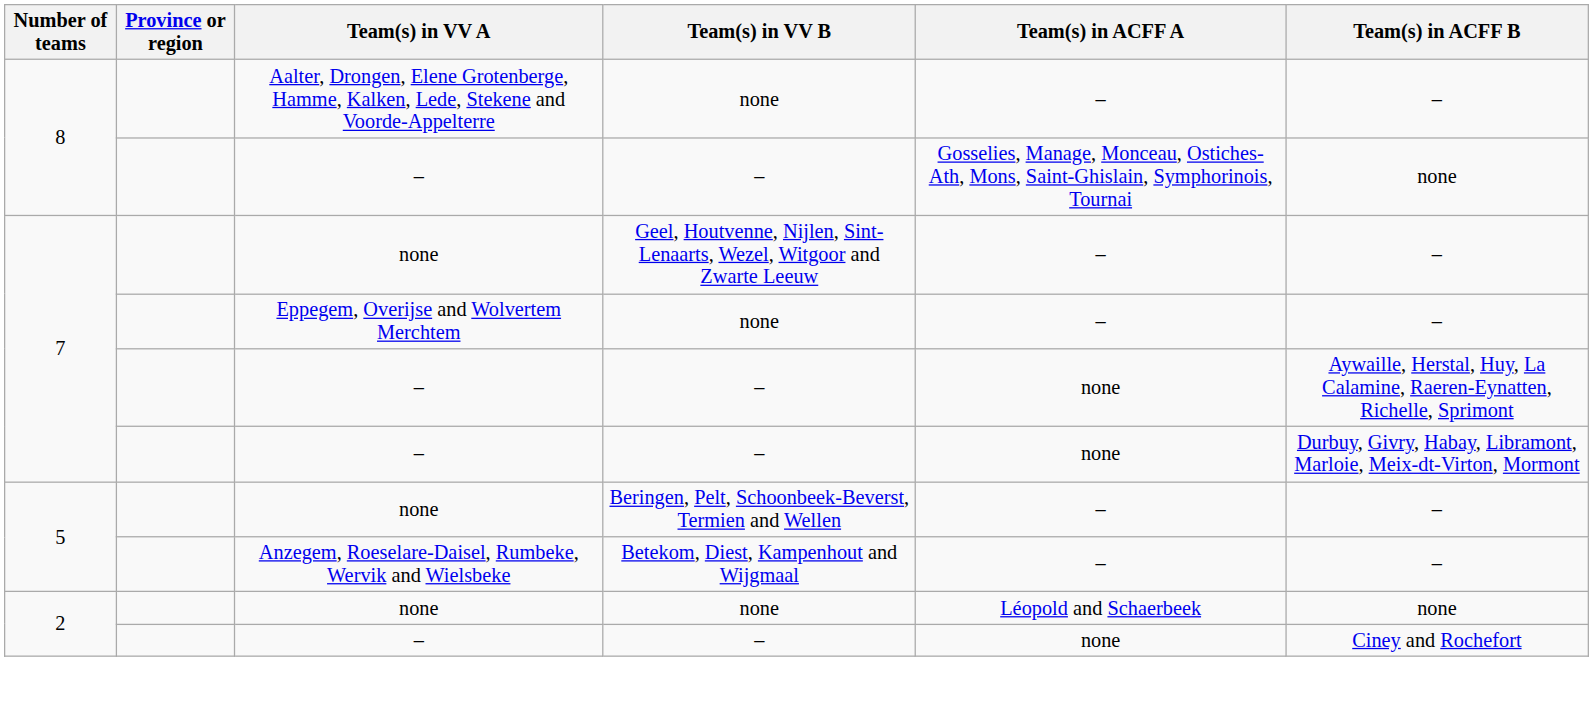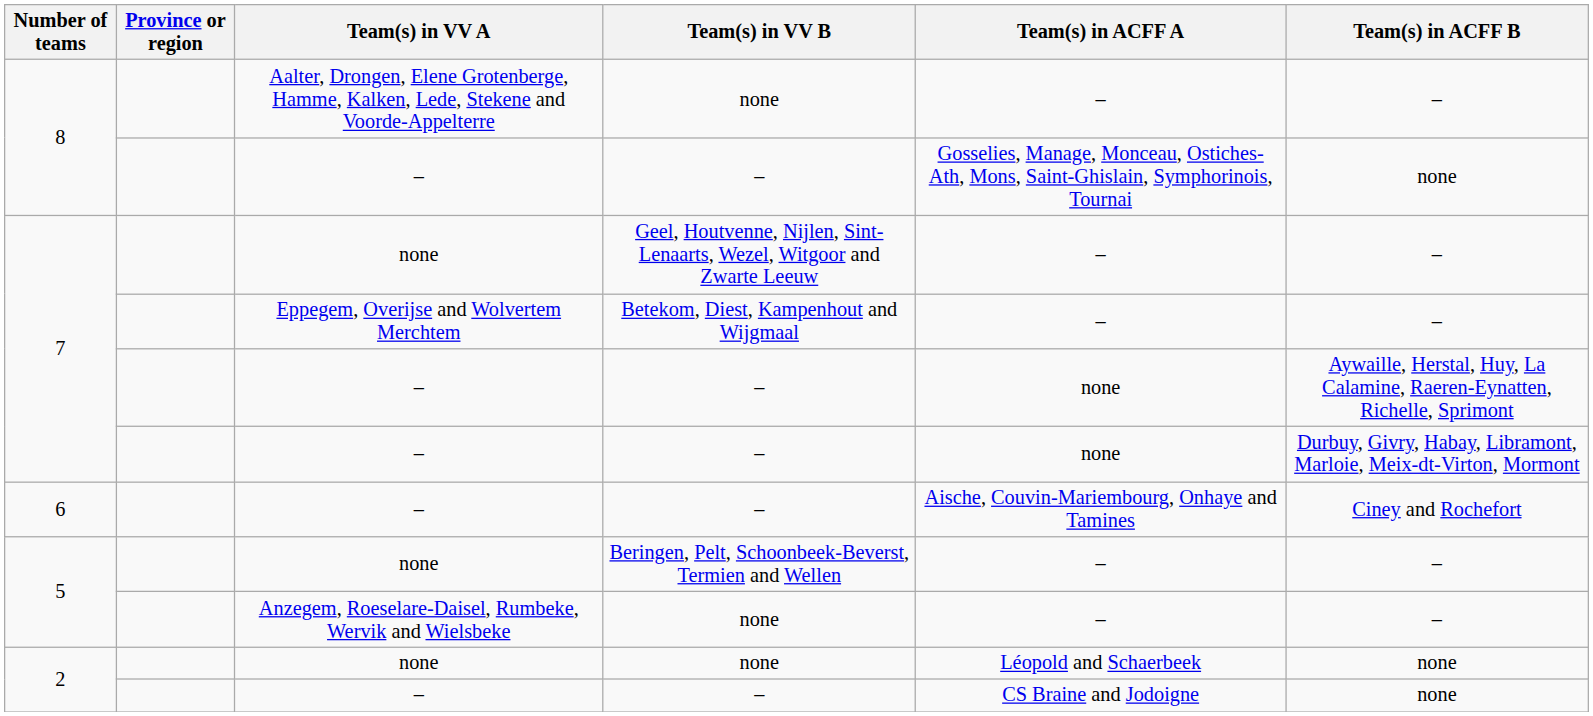(759, 320) none -> (759, 320) Betekom, Diest, Kampenhout and Wijgmaal
+ row: (60, 509)
(759, 564) Betekom, Diest, Kampenhout and Wijgmaal -> (759, 619) none
(1101, 640) none -> (1101, 695) CS Braine and Jodoigne
(1437, 640) Ciney and Rochefort -> (1437, 695) none
